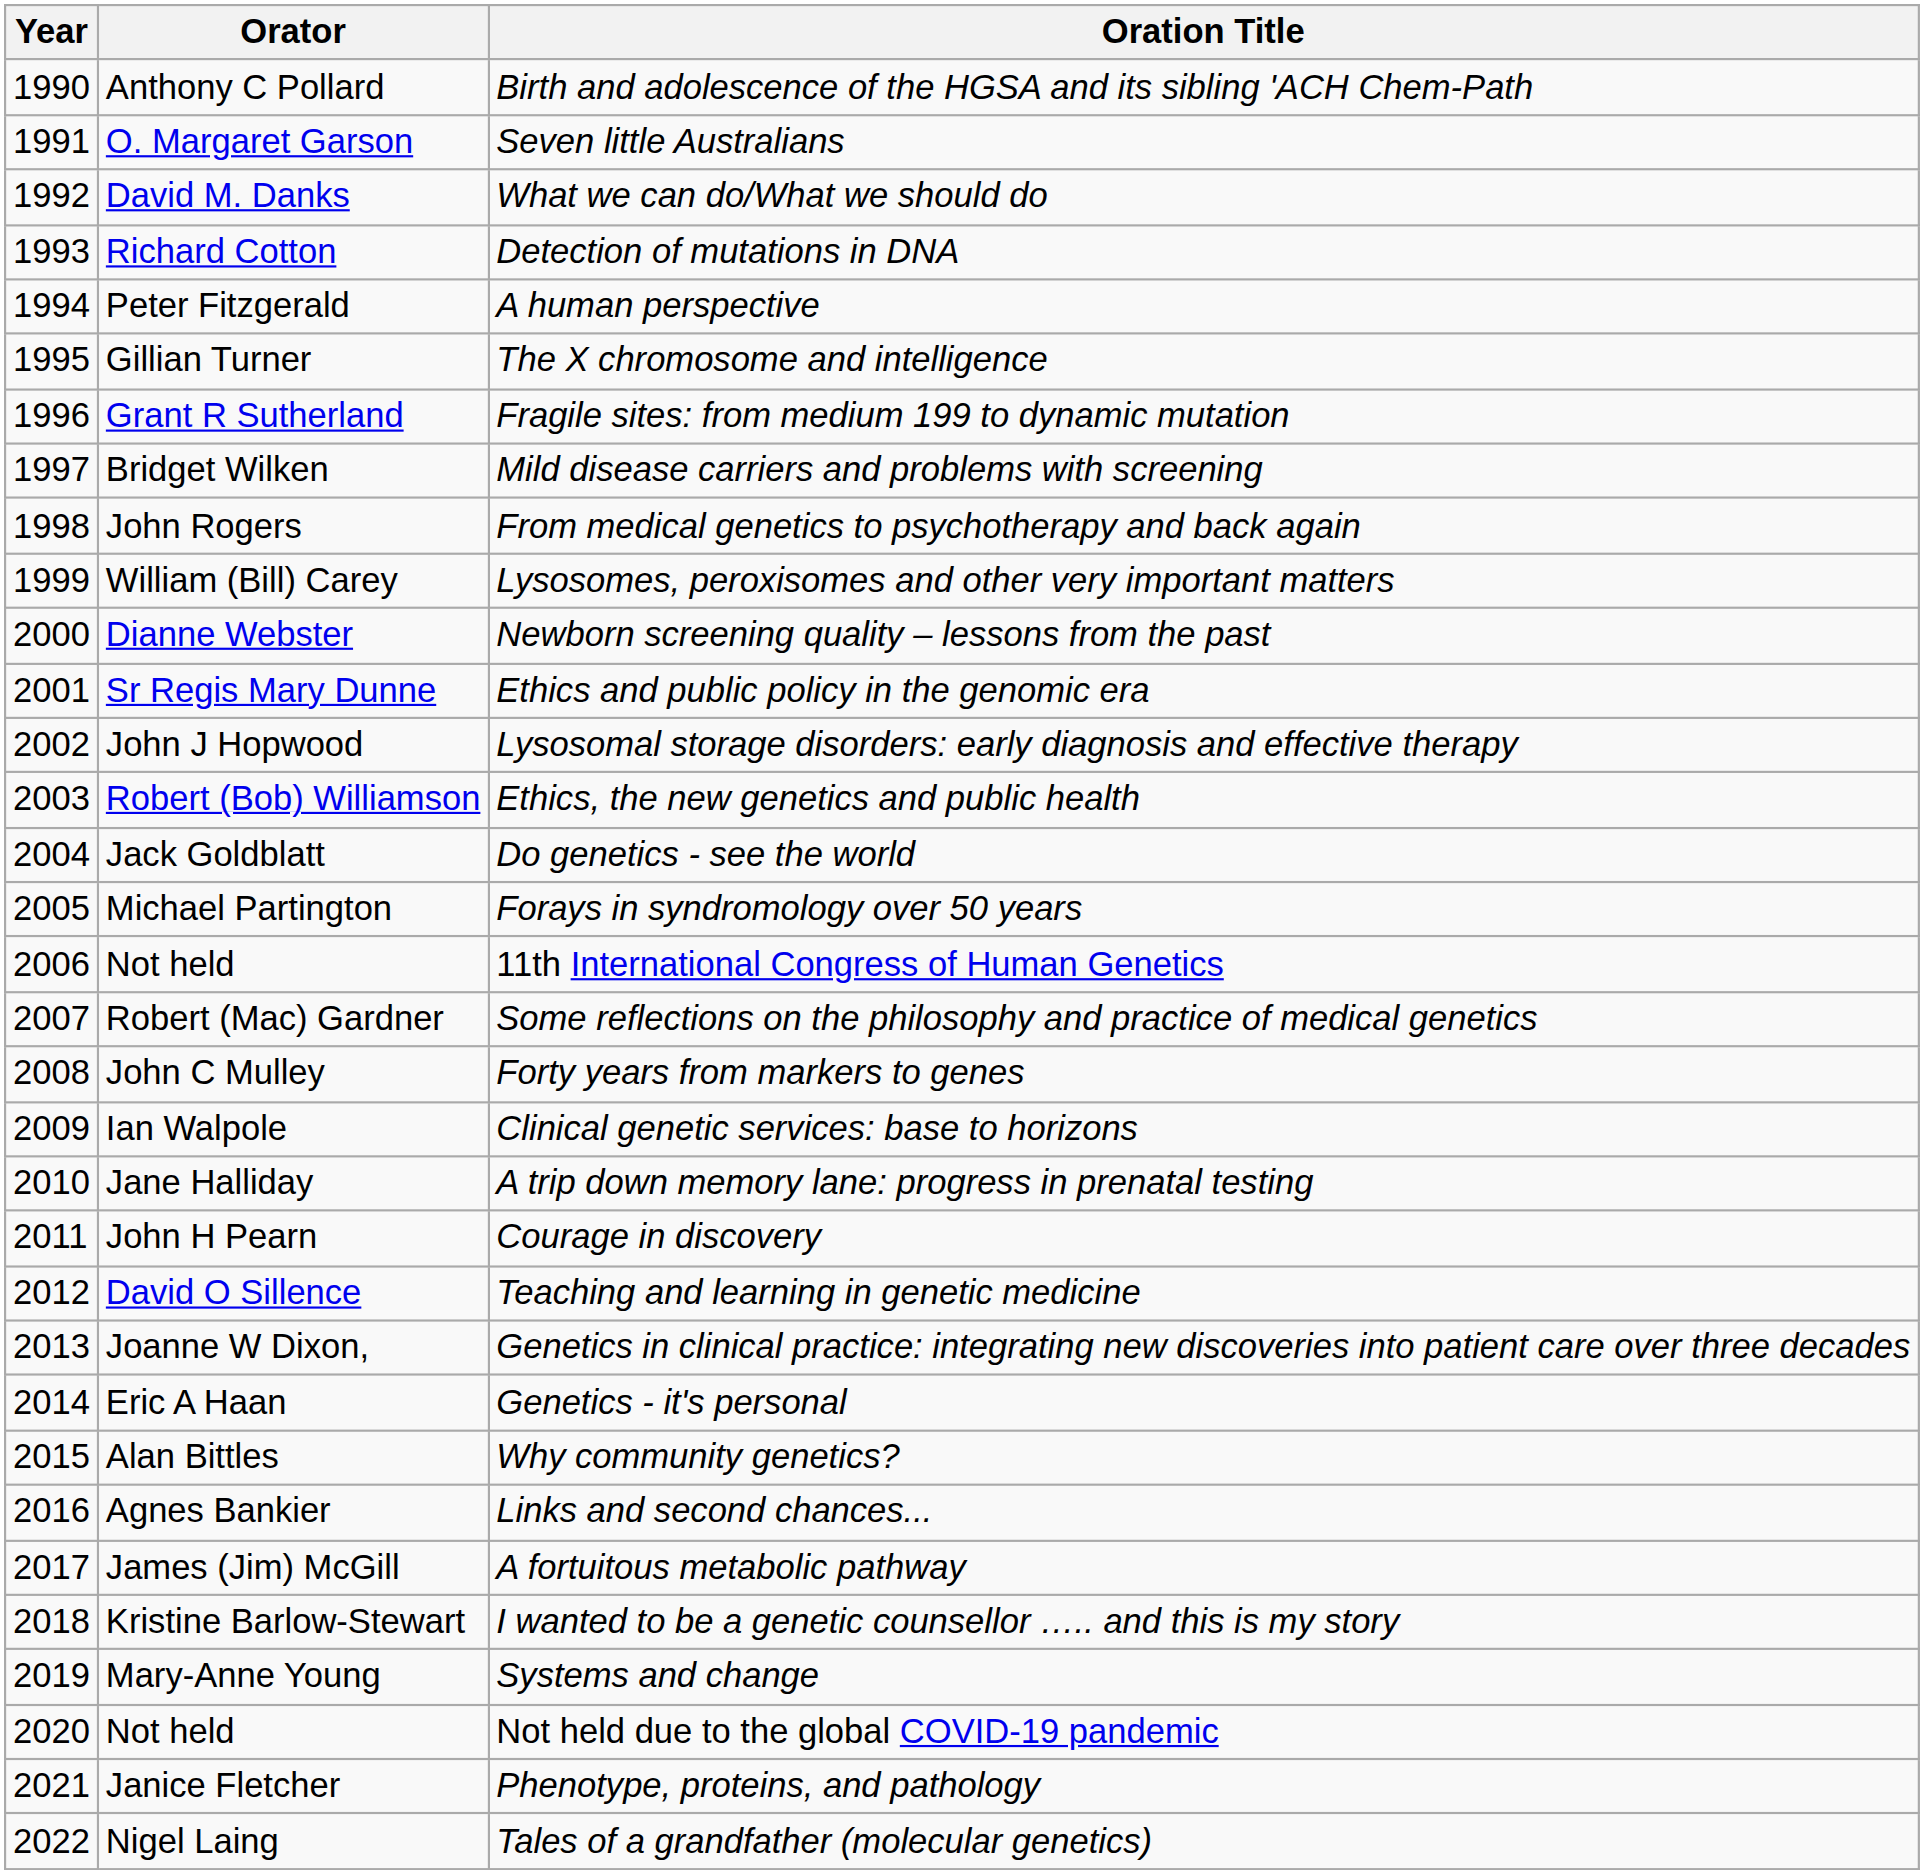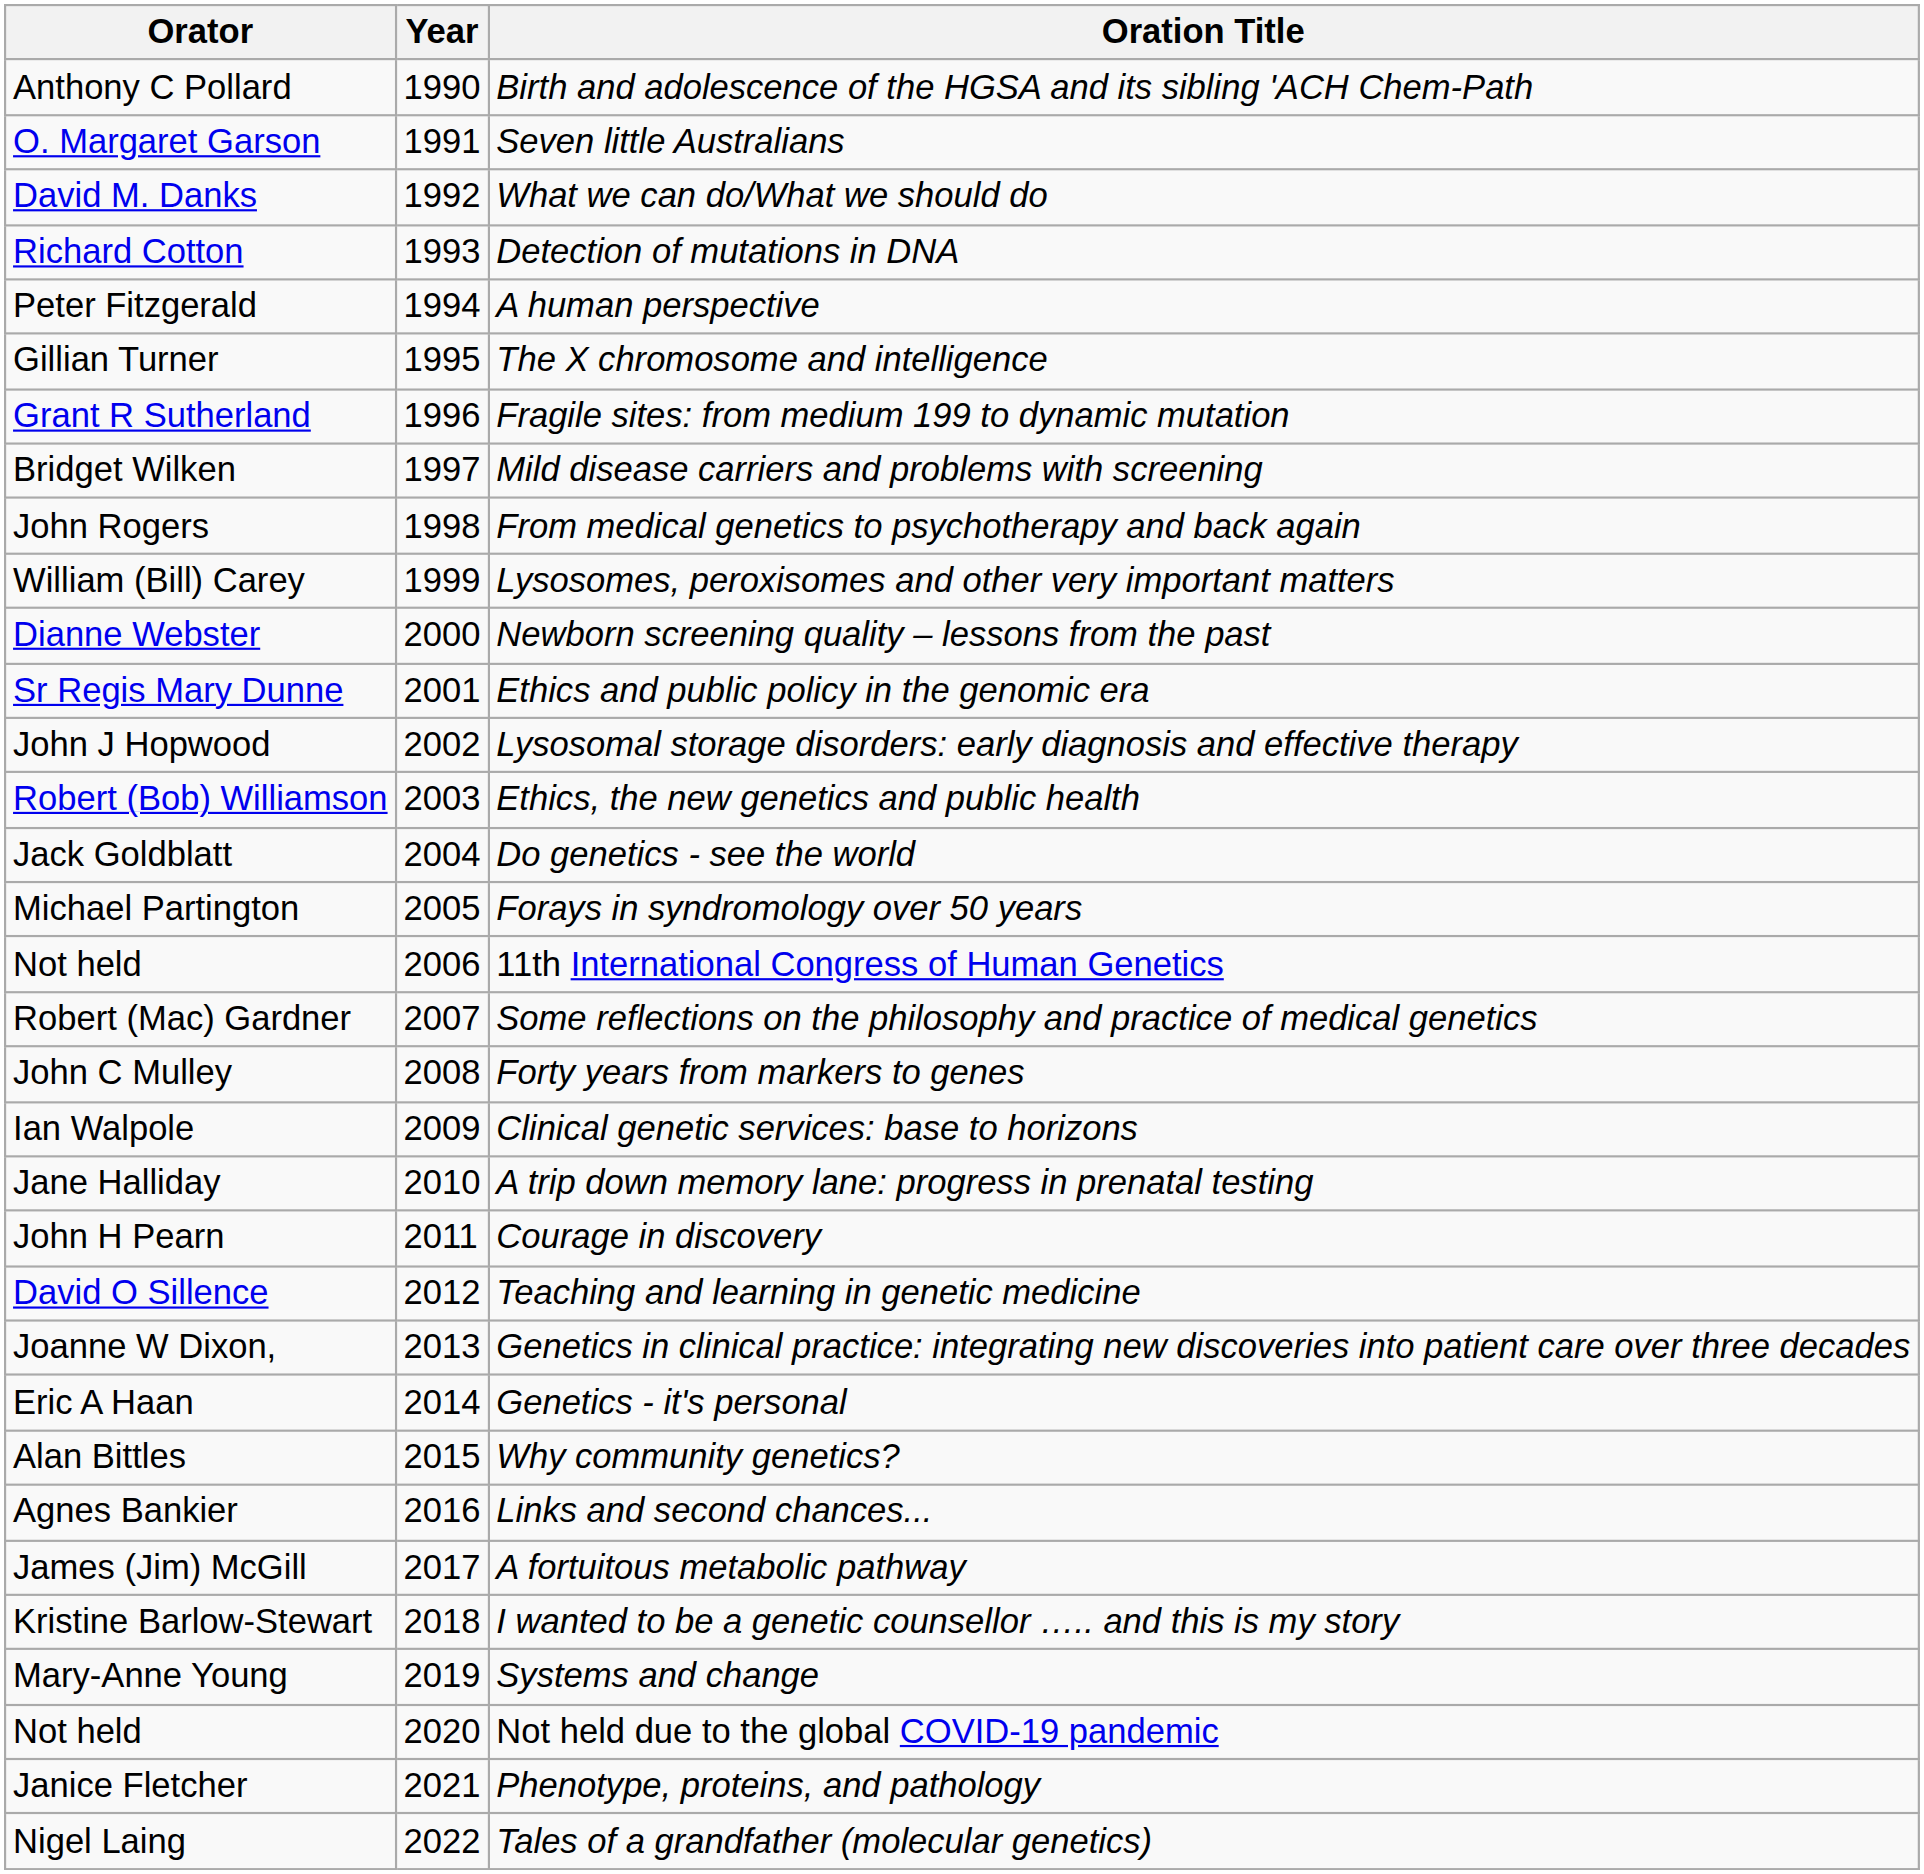columns swapped: (51, 31) <-> (293, 31)
